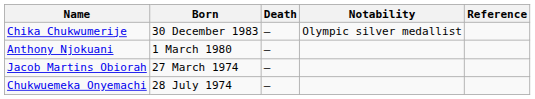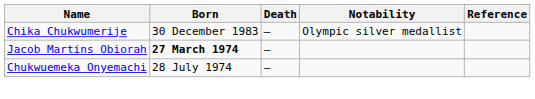- row: (60, 49)
(195, 67) normal -> (195, 49) bold
